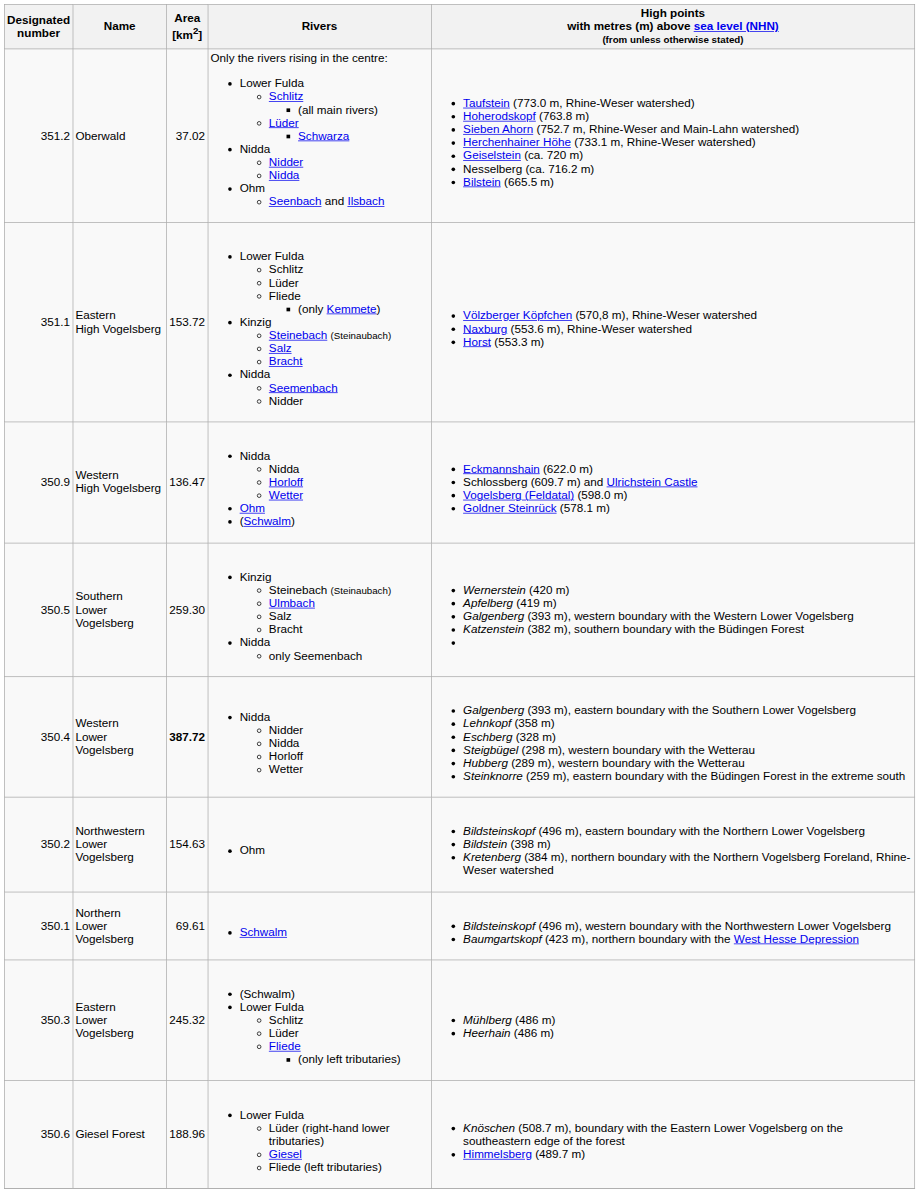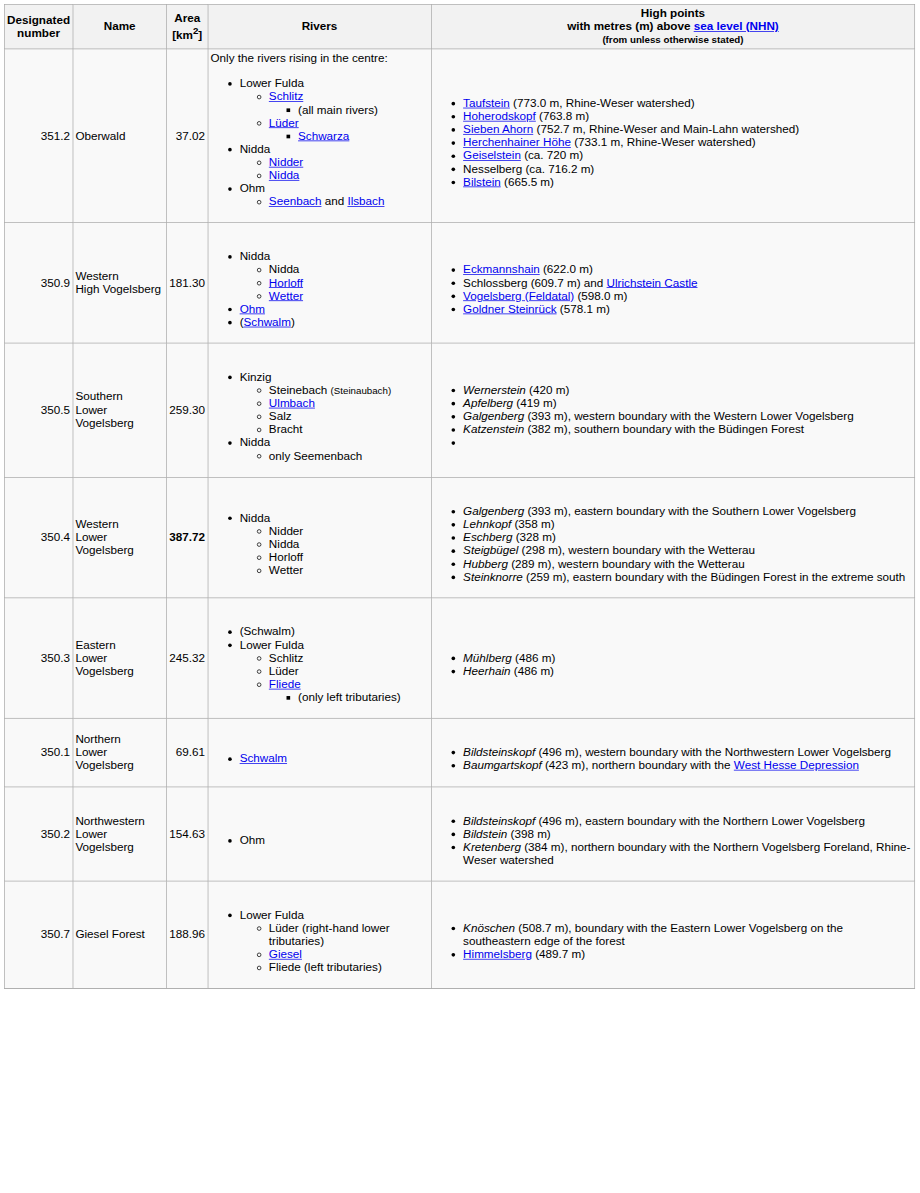- row: (118, 322)
(187, 482) 136.47 -> (187, 282) 181.30
rows swapped: (110, 844) <-> (105, 1020)
(55, 1134) 350.6 -> (55, 935) 350.7
